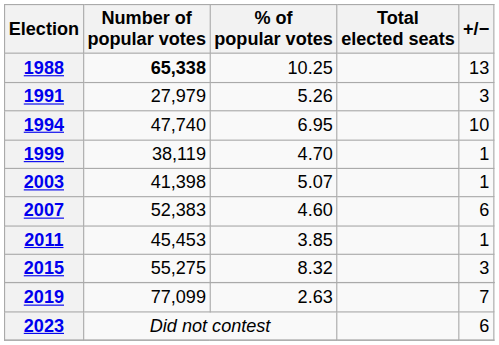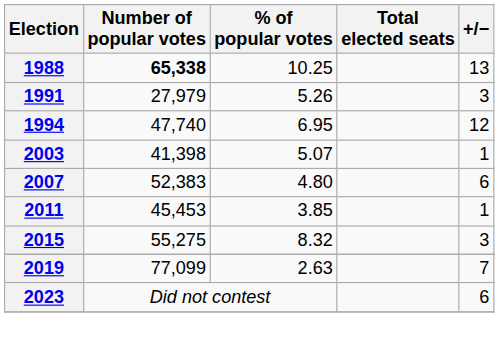(479, 125) 10 -> (479, 125) 12
- row: (44, 153)
(315, 211) 4.60 -> (315, 182) 4.80
